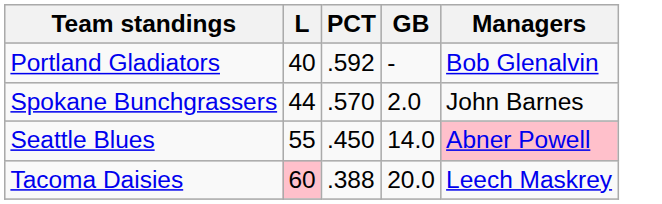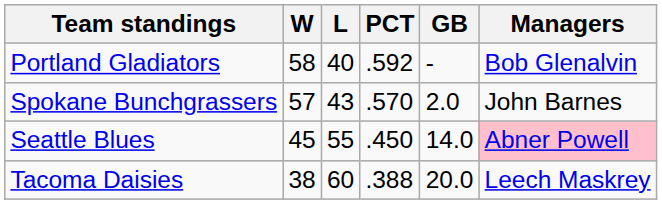+ column: (302, 23)
(302, 101) 44 -> (341, 101) 43
(302, 179) pink background -> (341, 179) no background
